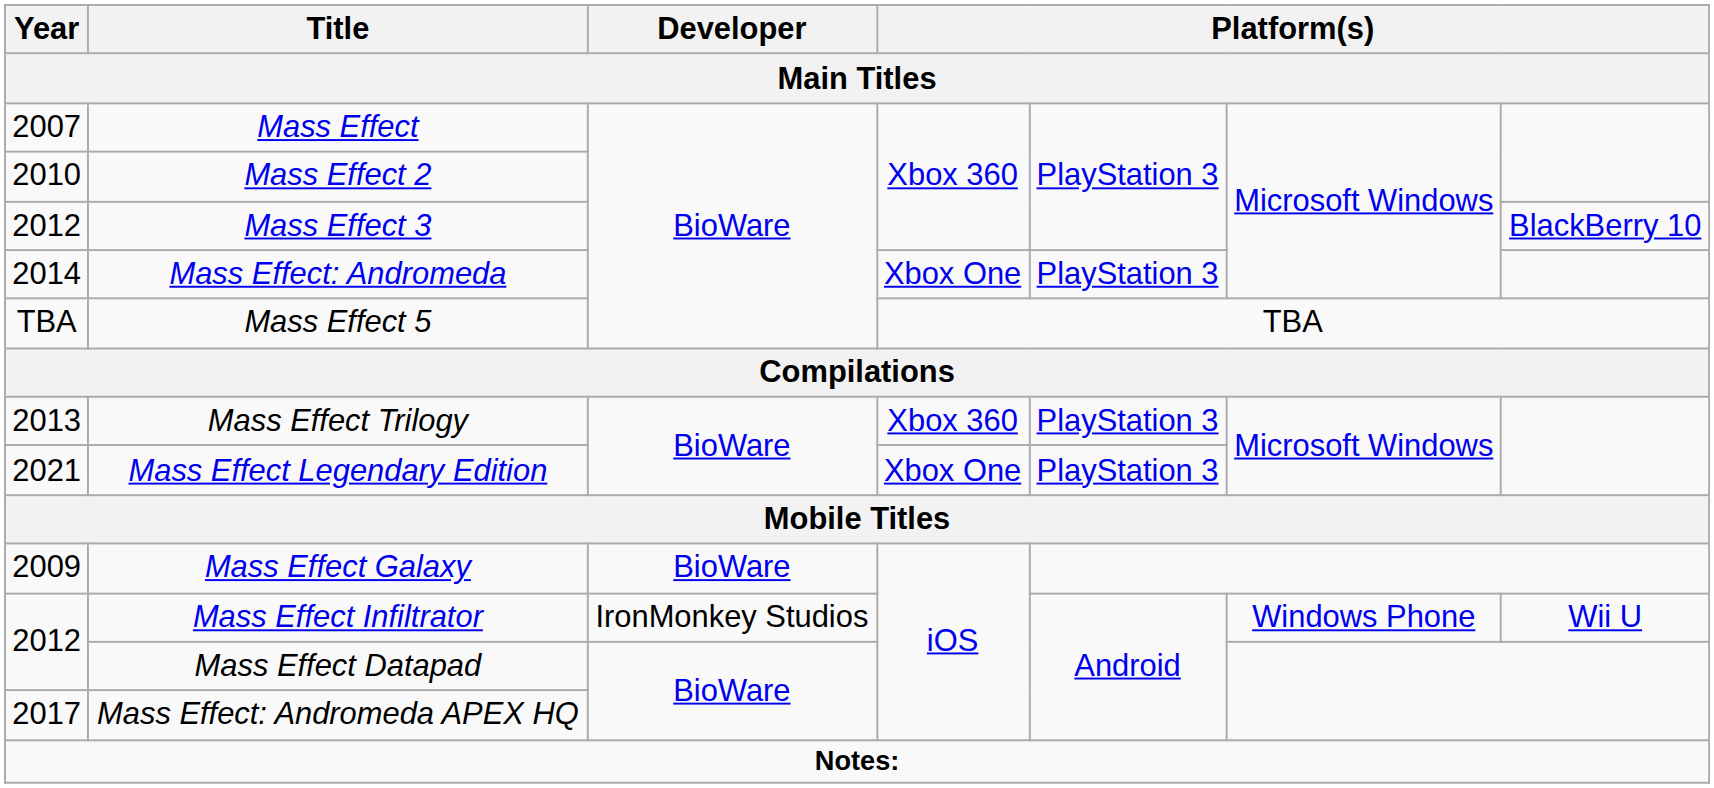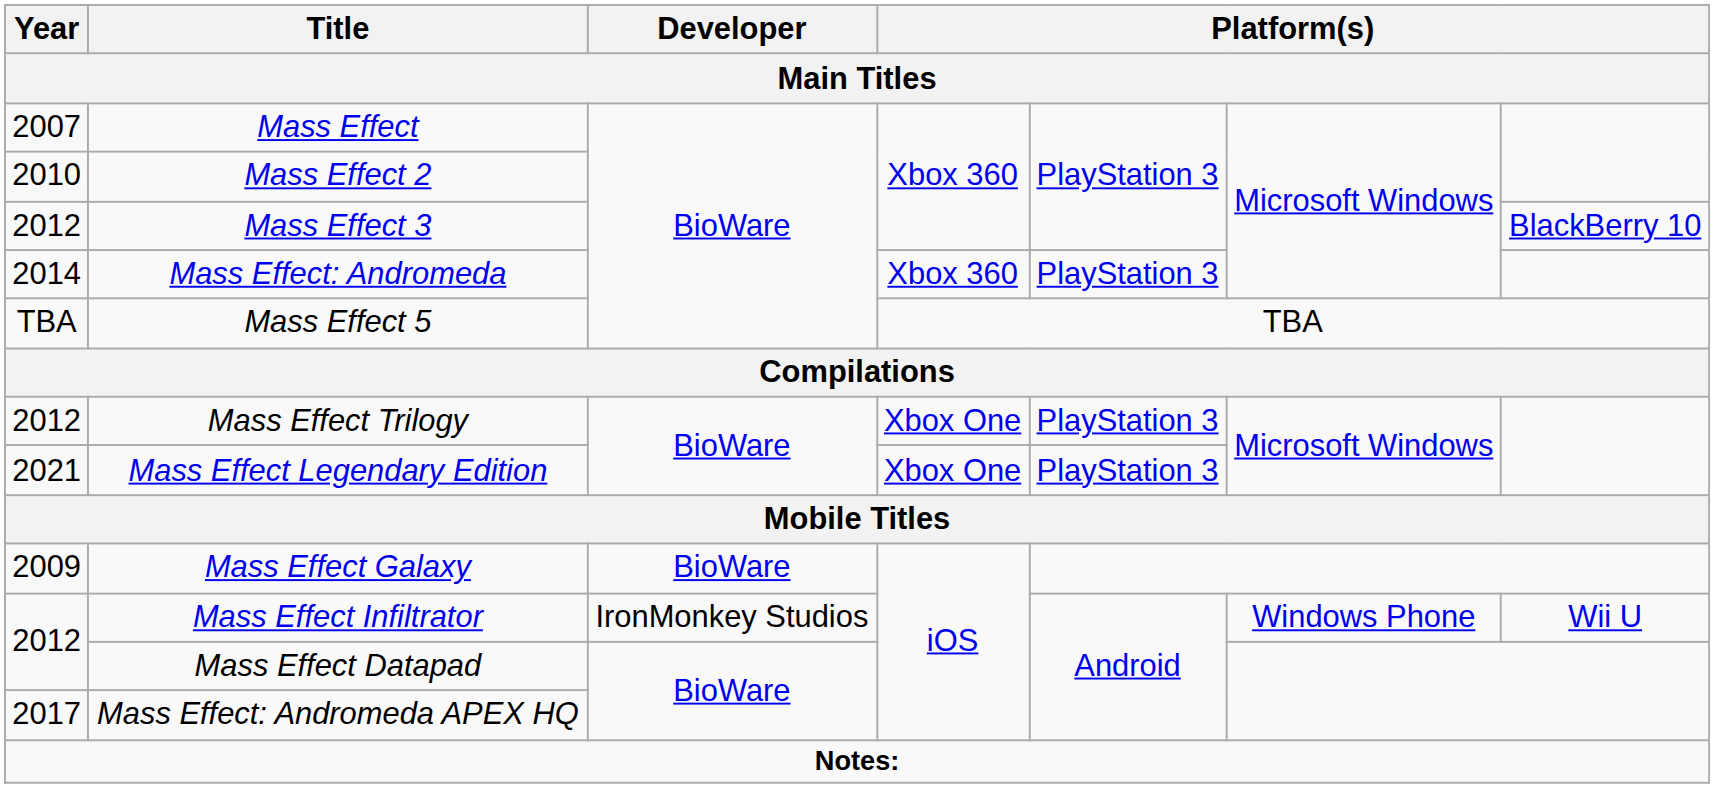(953, 273) Xbox One -> (953, 273) Xbox 360
(47, 420) 2013 -> (47, 420) 2012
(953, 420) Xbox 360 -> (953, 420) Xbox One
